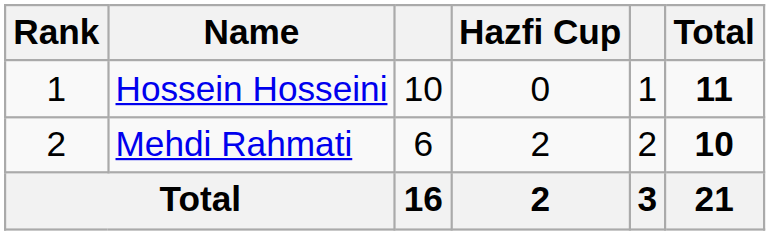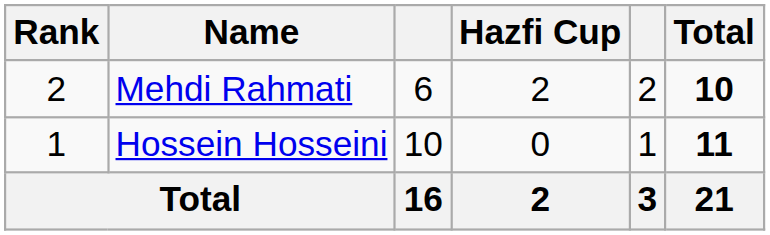rows swapped: (251, 88) <-> (234, 144)
